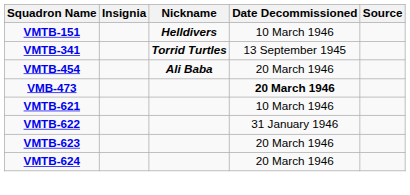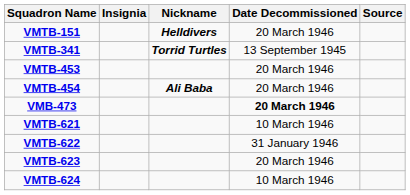(295, 32) 10 March 1946 -> (295, 32) 20 March 1946
+ row: (52, 69)
(295, 161) 20 March 1946 -> (295, 180) 10 March 1946
